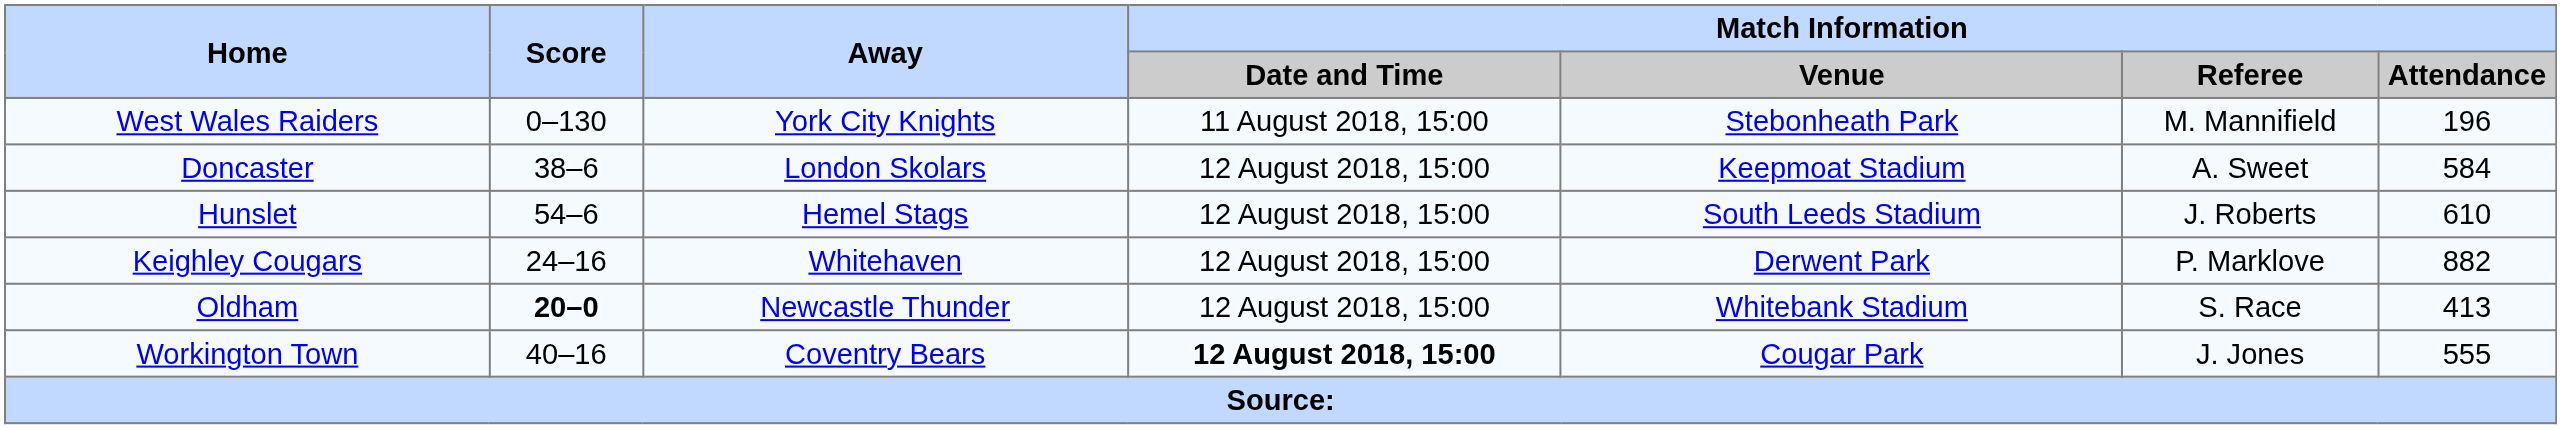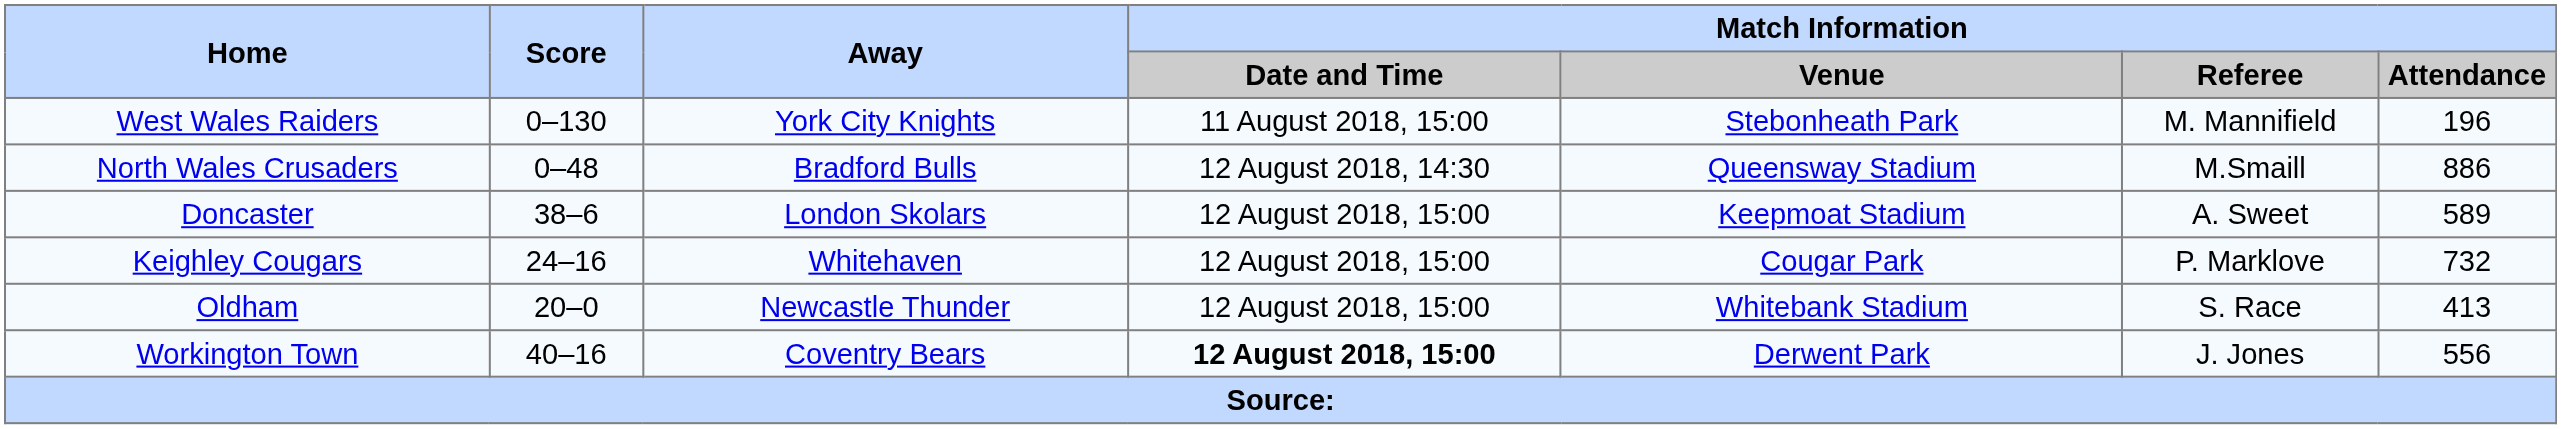+ row: (247, 168)
(2467, 168) 584 -> (2467, 214) 589
- row: (247, 214)
(1842, 261) Derwent Park -> (1842, 261) Cougar Park
(2467, 261) 882 -> (2467, 261) 732
(566, 307) bold -> (566, 307) normal
(1842, 353) Cougar Park -> (1842, 353) Derwent Park
(2467, 353) 555 -> (2467, 353) 556
